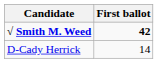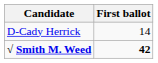rows swapped: (49, 31) <-> (44, 49)
